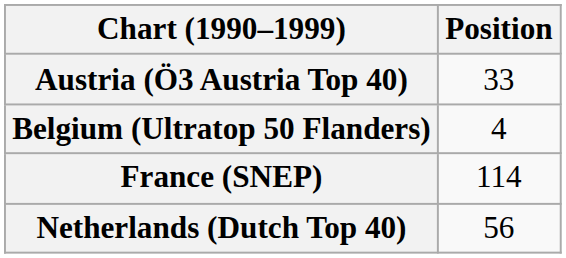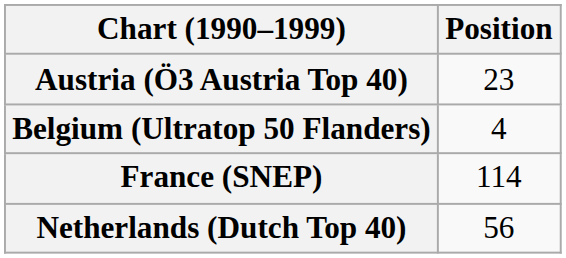(499, 78) 33 -> (499, 78) 23
